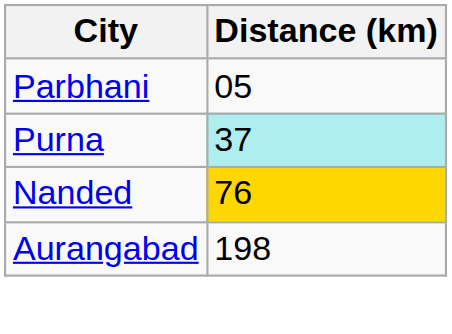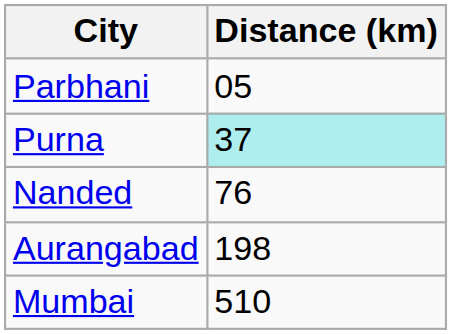(233, 193) gold background -> (233, 193) no background
+ row: (74, 301)
